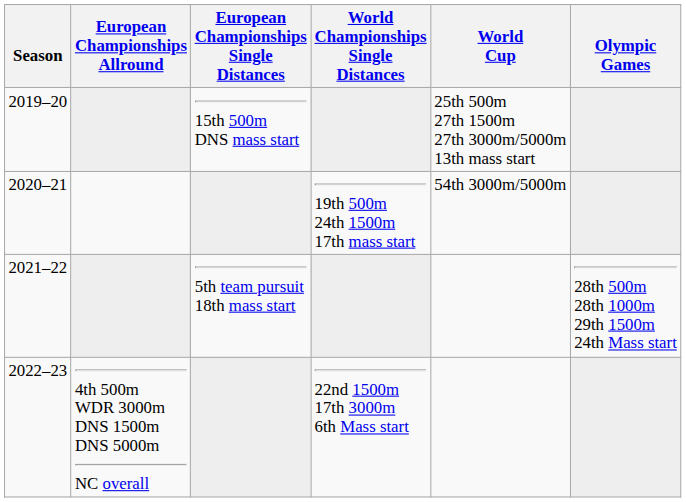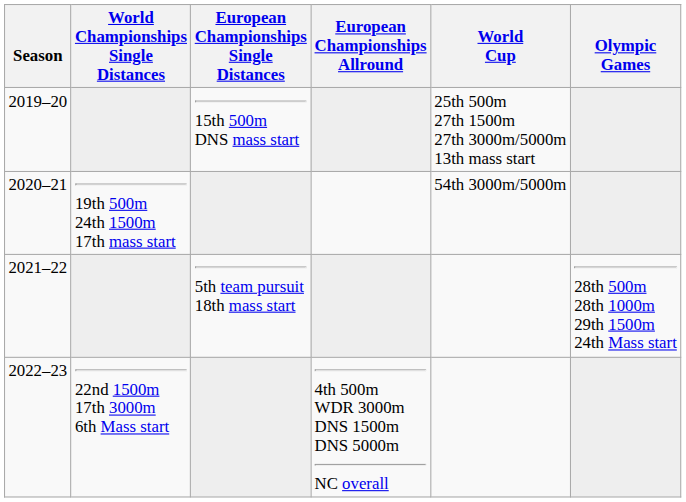columns swapped: (131, 46) <-> (371, 46)
